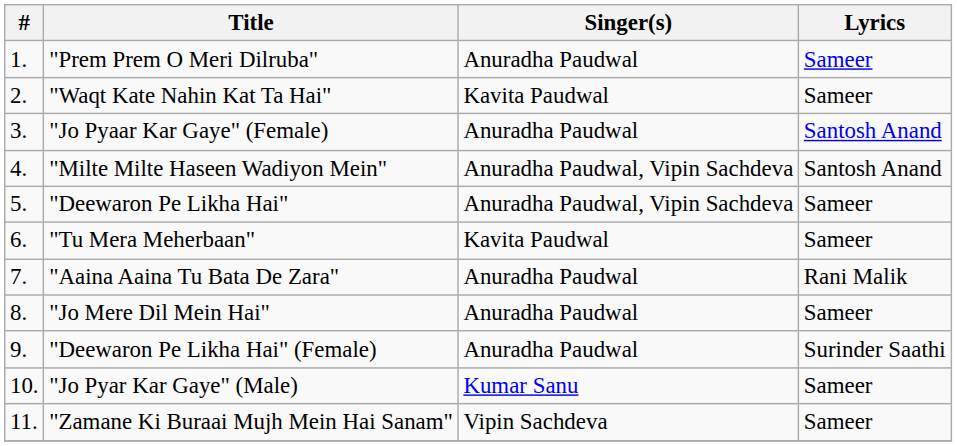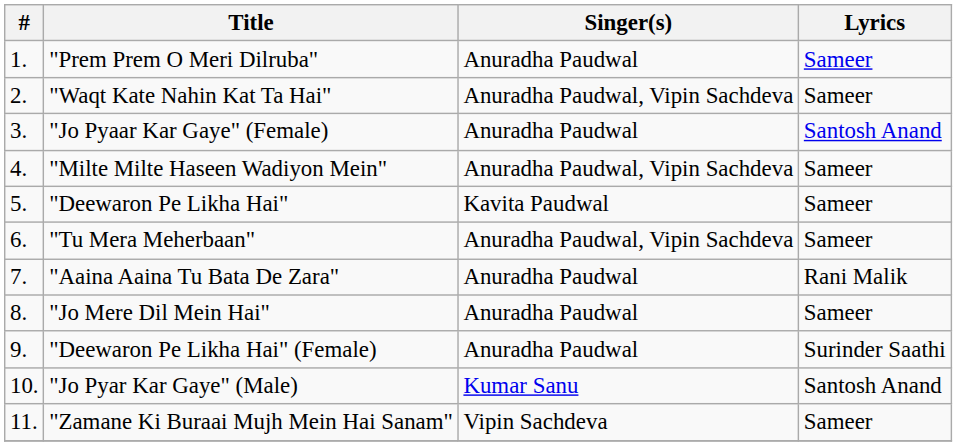(536, 95) Kavita Paudwal -> (628, 95) Anuradha Paudwal, Vipin Sachdeva
(873, 167) Santosh Anand -> (838, 167) Sameer
(628, 204) Anuradha Paudwal, Vipin Sachdeva -> (536, 204) Kavita Paudwal
(536, 240) Kavita Paudwal -> (628, 240) Anuradha Paudwal, Vipin Sachdeva
(838, 385) Sameer -> (873, 385) Santosh Anand
